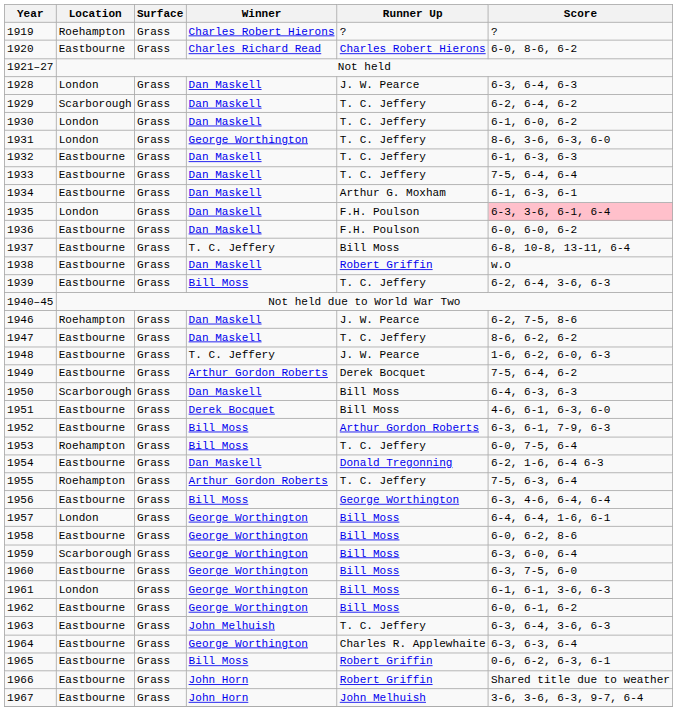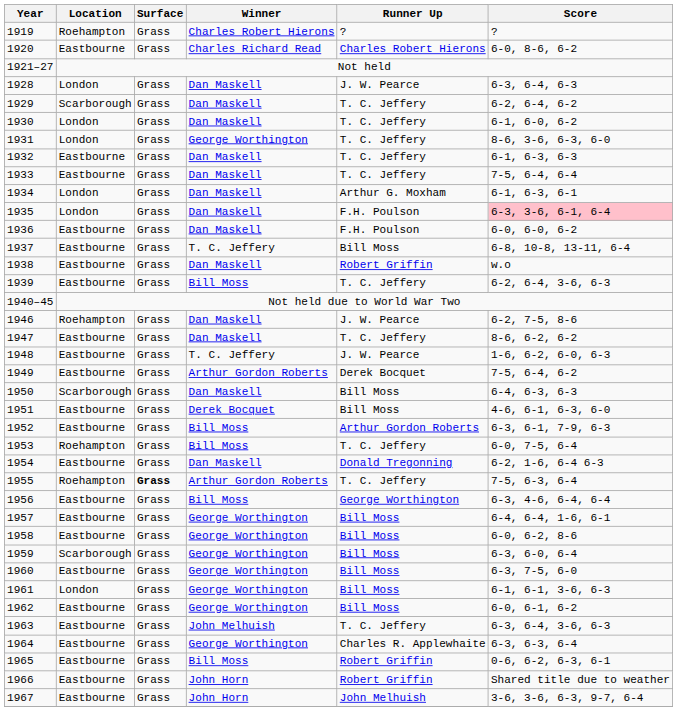(92, 194) Eastbourne -> (79, 194) London
(154, 482) normal -> (154, 482) bold
(79, 518) London -> (92, 518) Eastbourne
